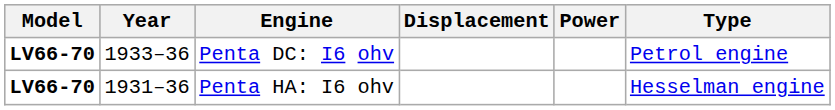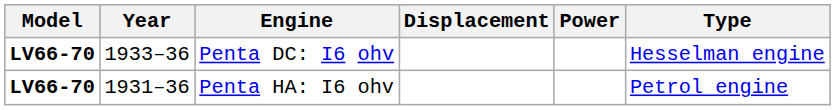(709, 54) Petrol engine -> (727, 54) Hesselman engine
(727, 87) Hesselman engine -> (709, 87) Petrol engine
